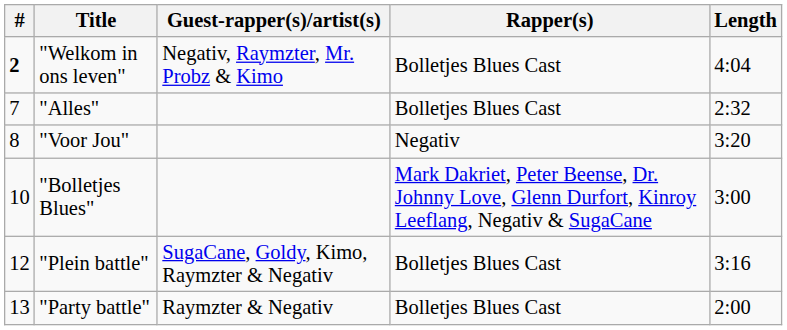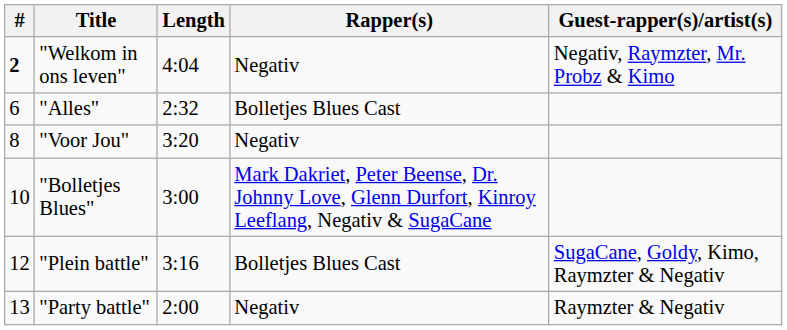columns swapped: (746, 20) <-> (274, 20)
(478, 64) Bolletjes Blues Cast -> (267, 64) Negativ
(14, 108) 7 -> (14, 108) 6
(478, 307) Bolletjes Blues Cast -> (267, 307) Negativ
